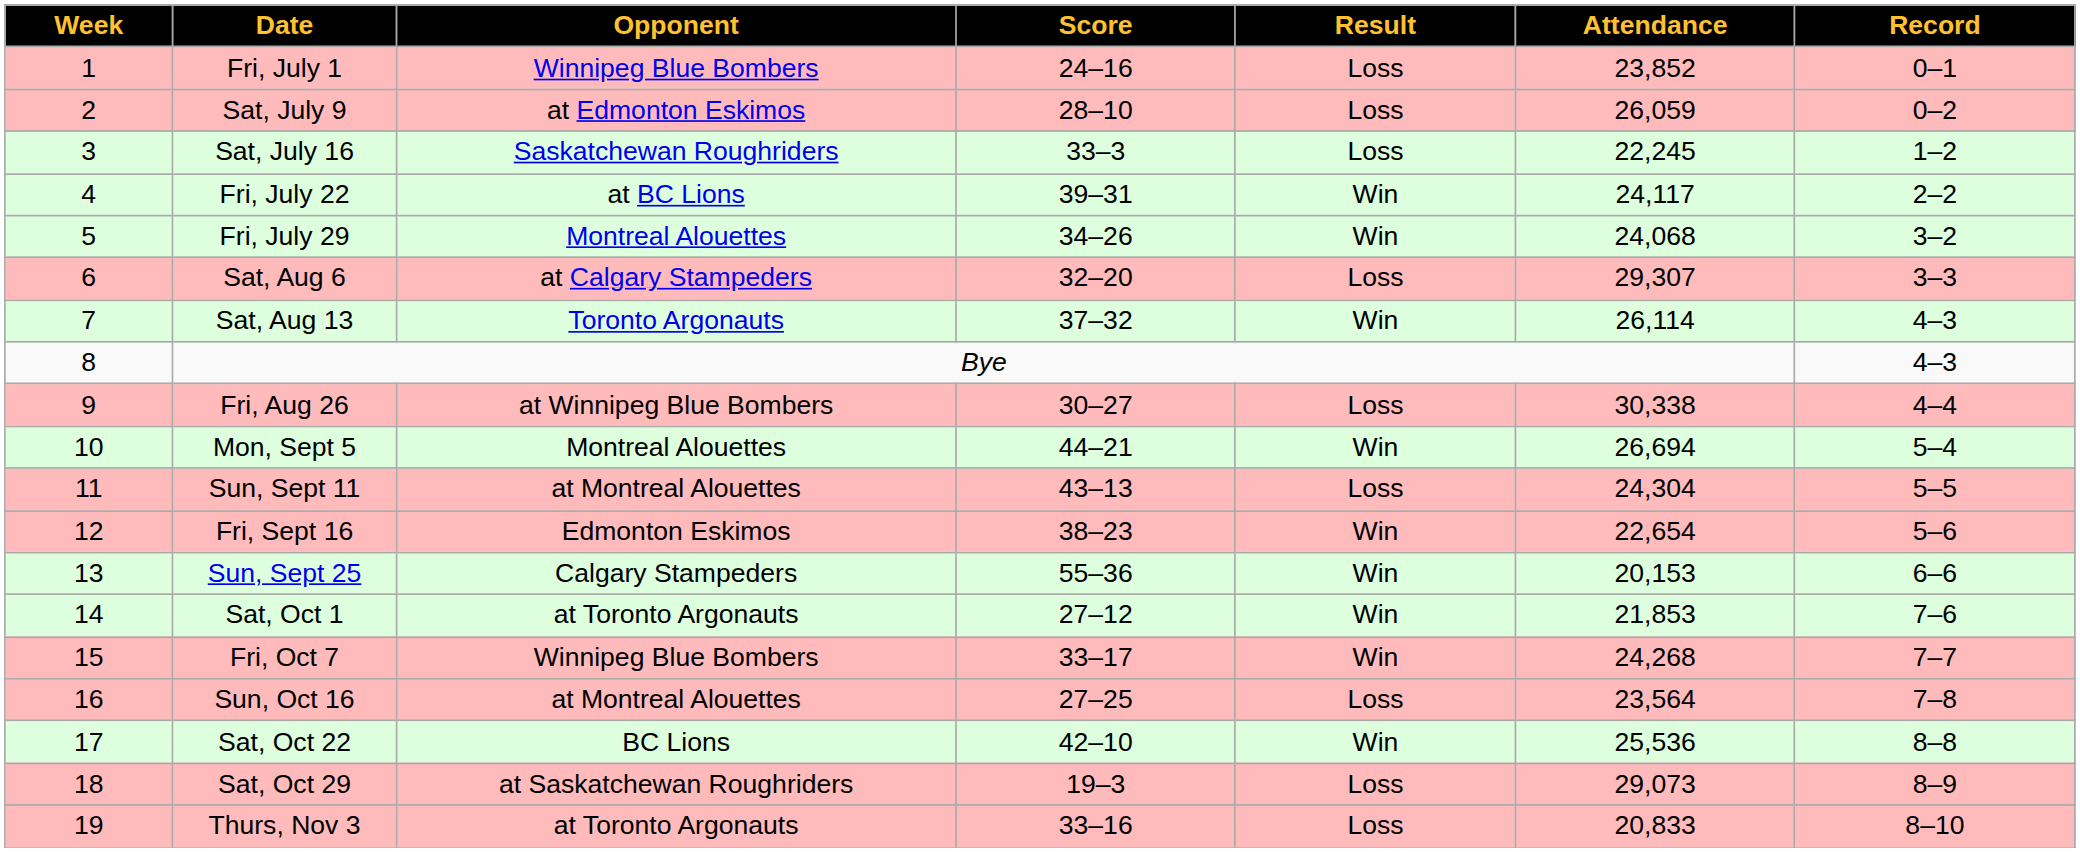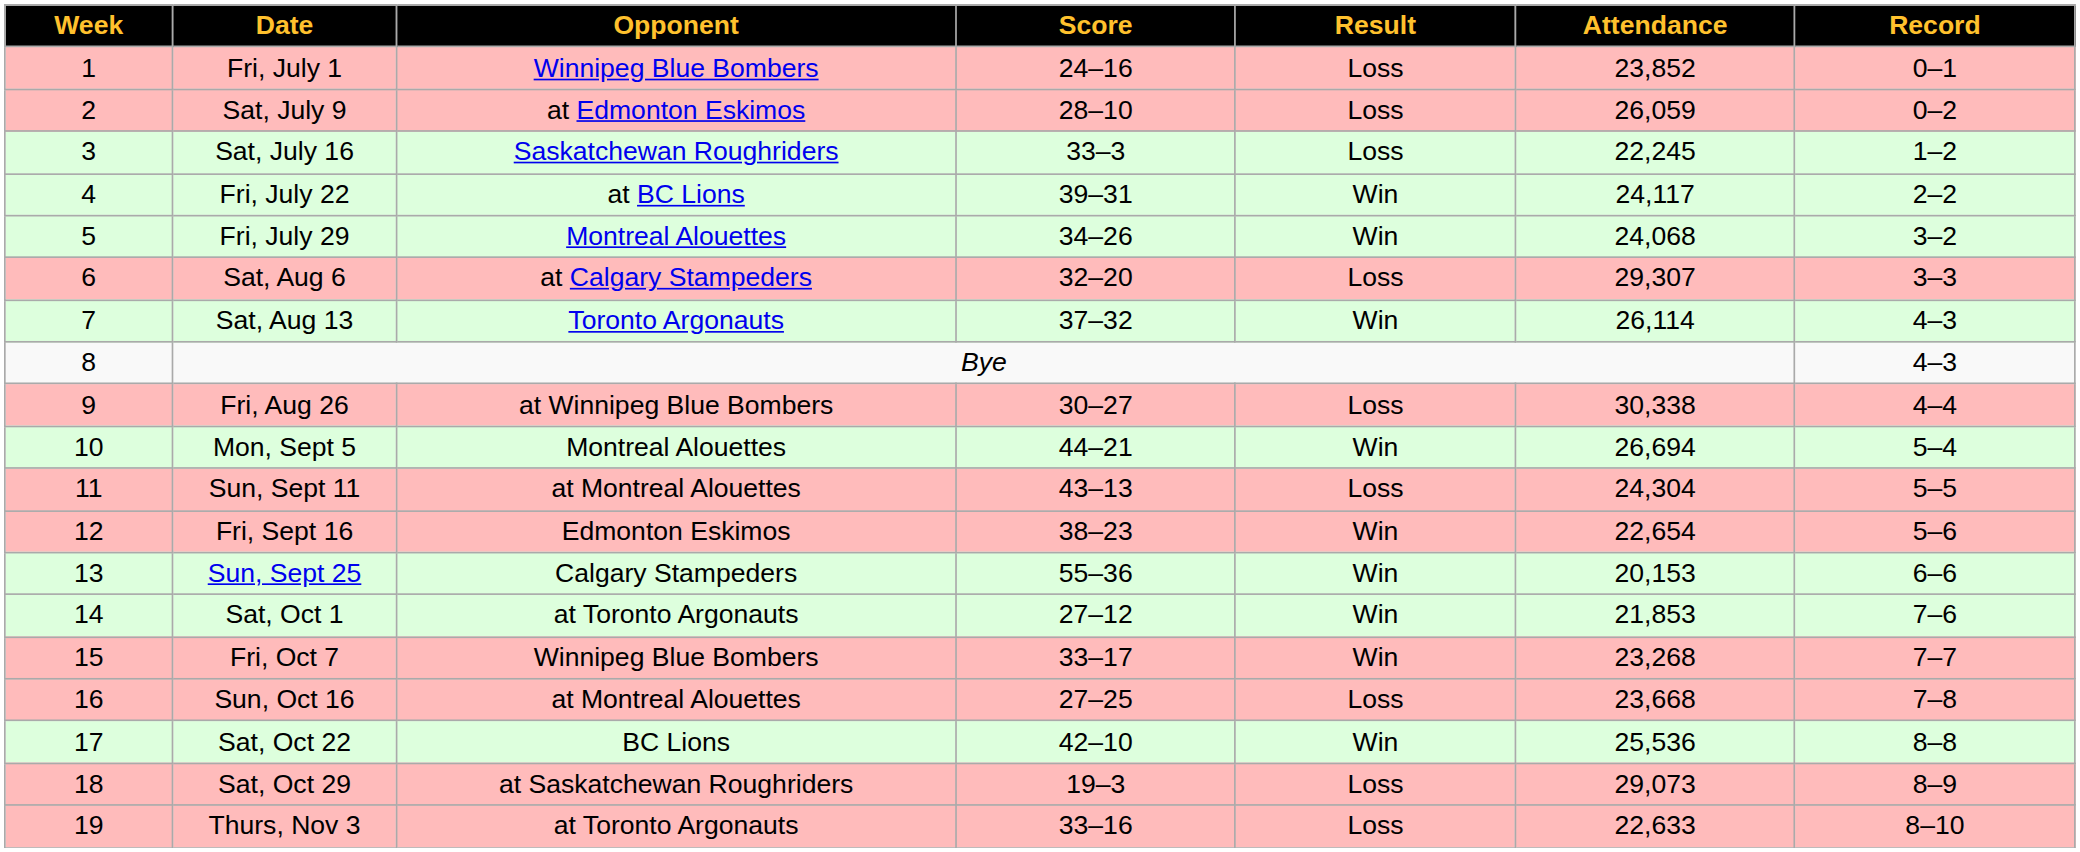(1655, 657) 24,268 -> (1655, 657) 23,268
(1655, 699) 23,564 -> (1655, 699) 23,668
(1655, 825) 20,833 -> (1655, 825) 22,633
